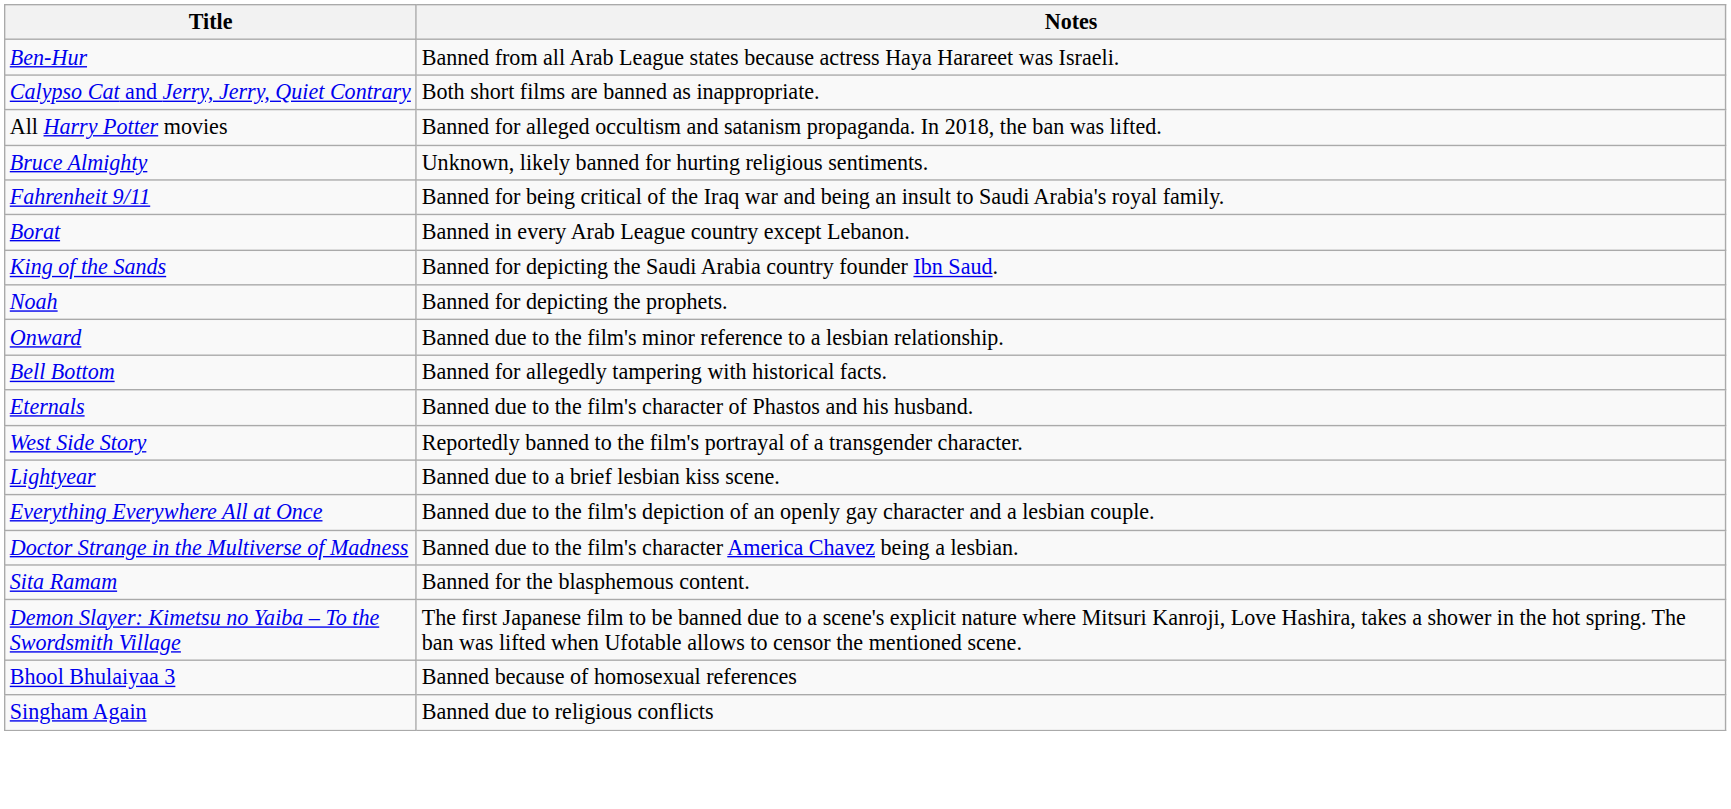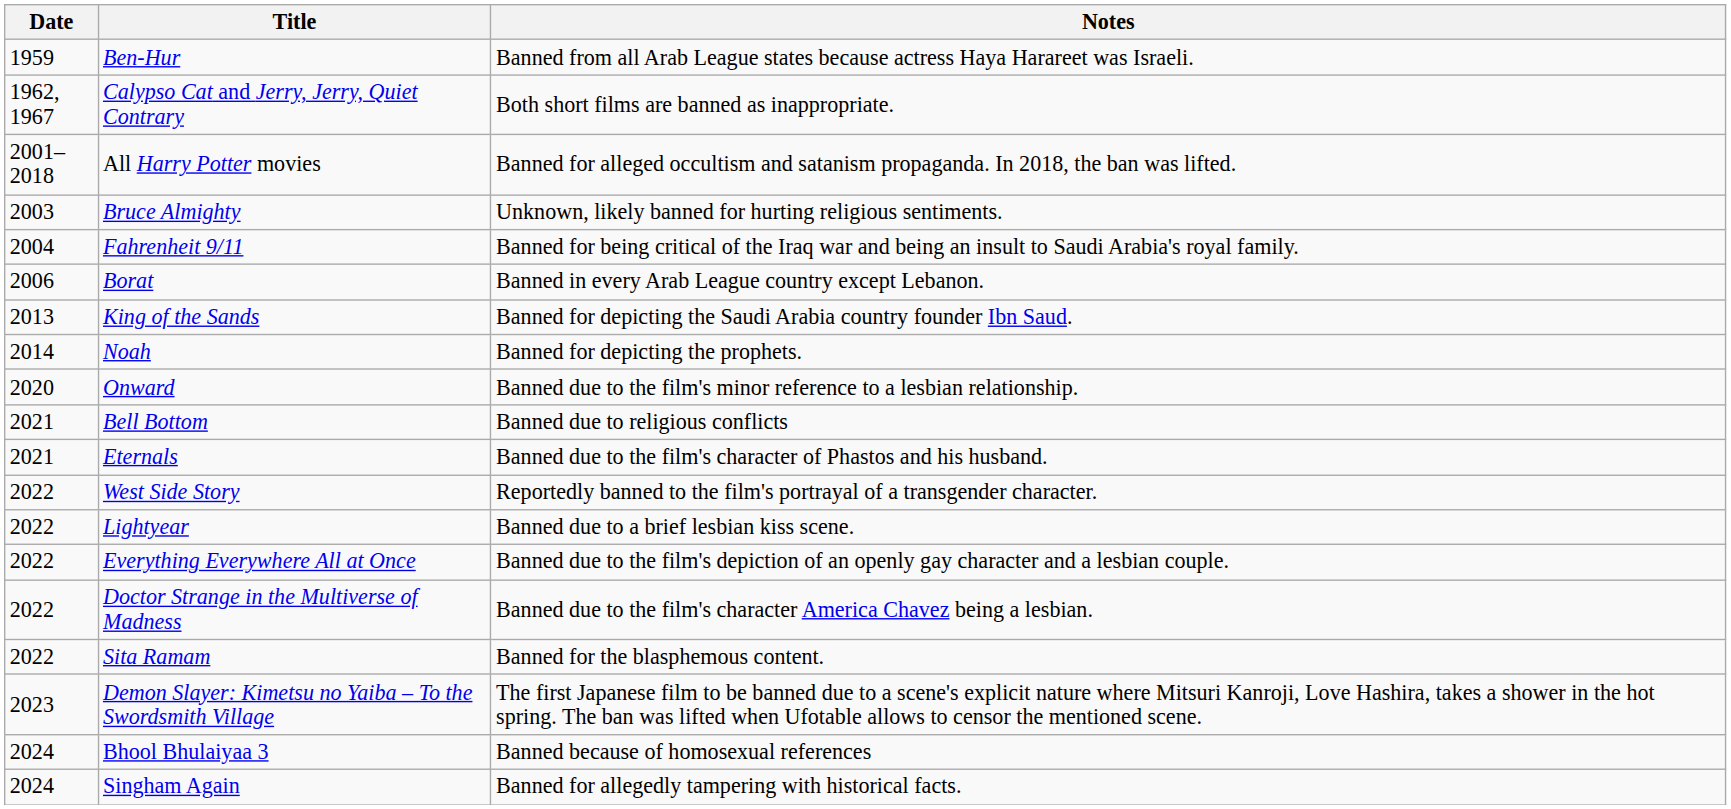+ column: (51, 22)
(654, 372) Banned for allegedly tampering with historical facts. -> (642, 421) Banned due to religious conflicts
(568, 712) Banned due to religious conflicts -> (729, 786) Banned for allegedly tampering with historical facts.
